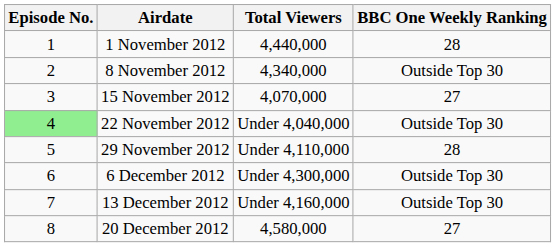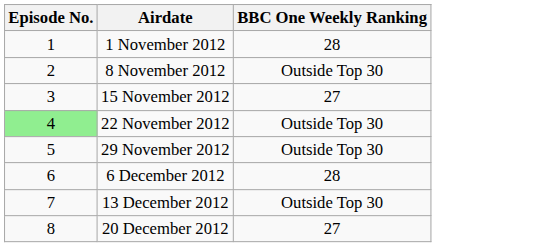- column: (293, 17)
(452, 149) 28 -> (332, 149) Outside Top 30
(452, 176) Outside Top 30 -> (332, 176) 28
